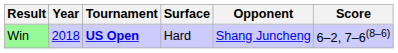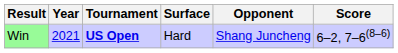(66, 36) 2018 -> (66, 36) 2021
